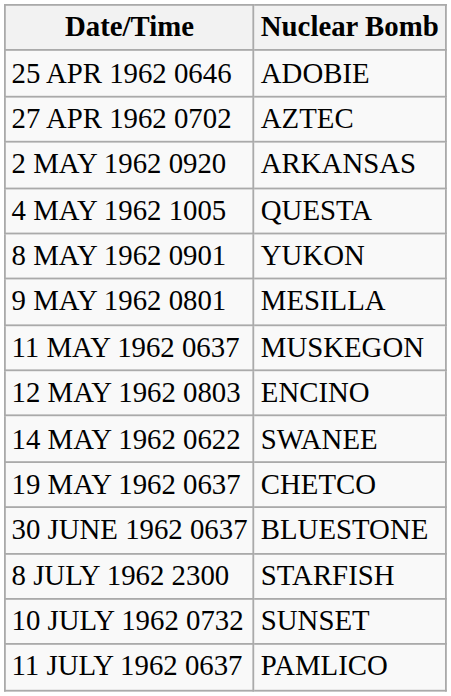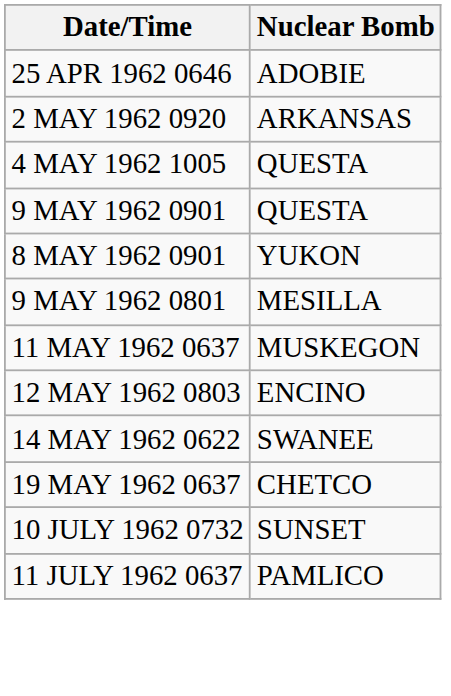- row: (122, 118)
+ row: (119, 210)
- row: (130, 529)
- row: (120, 575)
